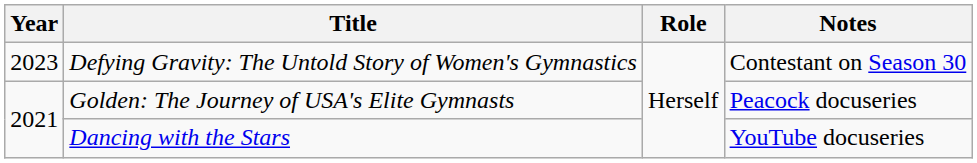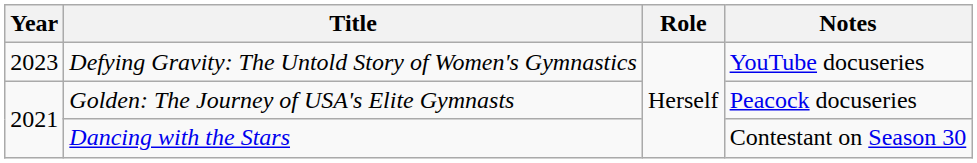(848, 61) Contestant on Season 30 -> (827, 61) YouTube docuseries
(827, 137) YouTube docuseries -> (848, 137) Contestant on Season 30
